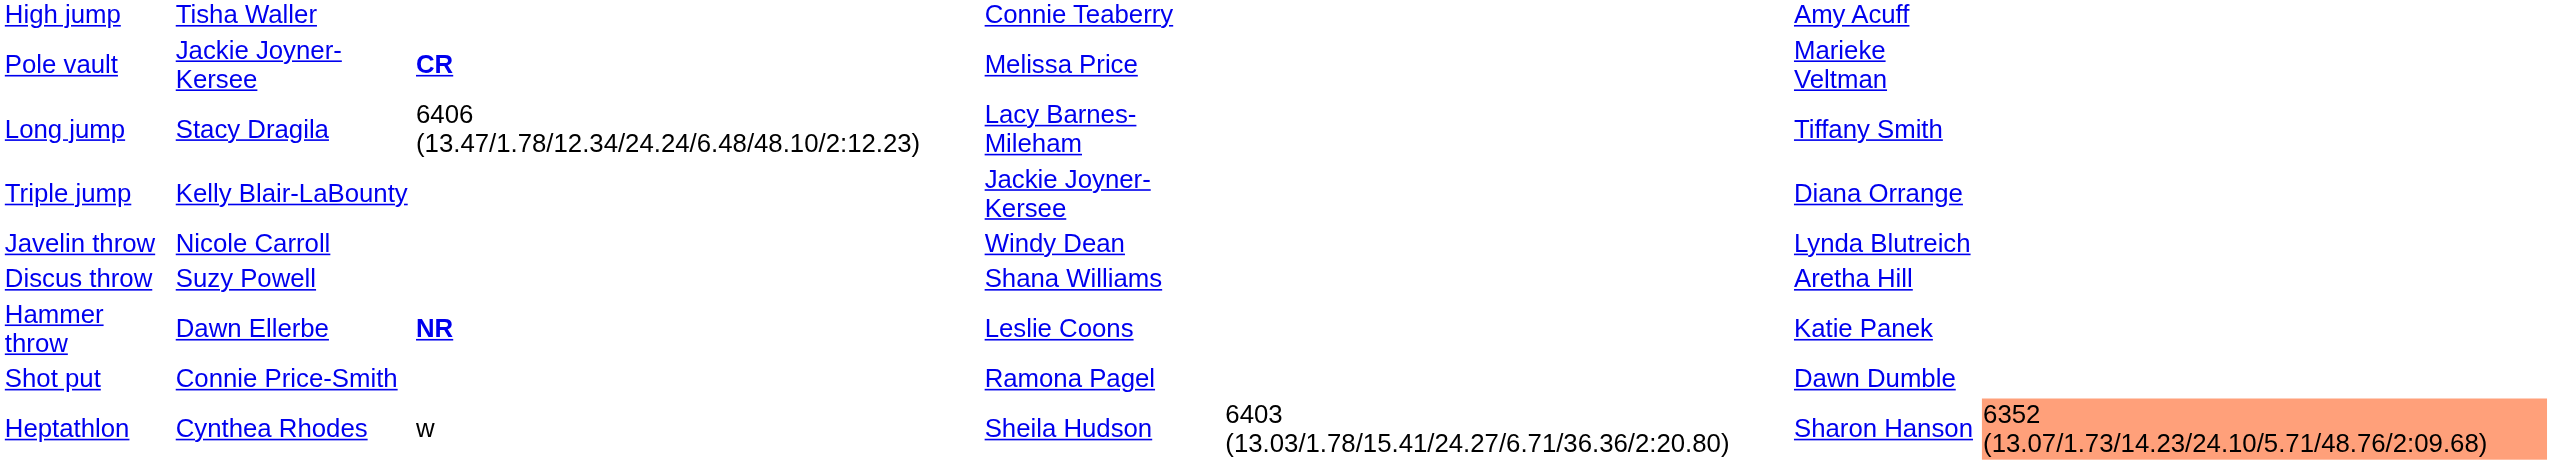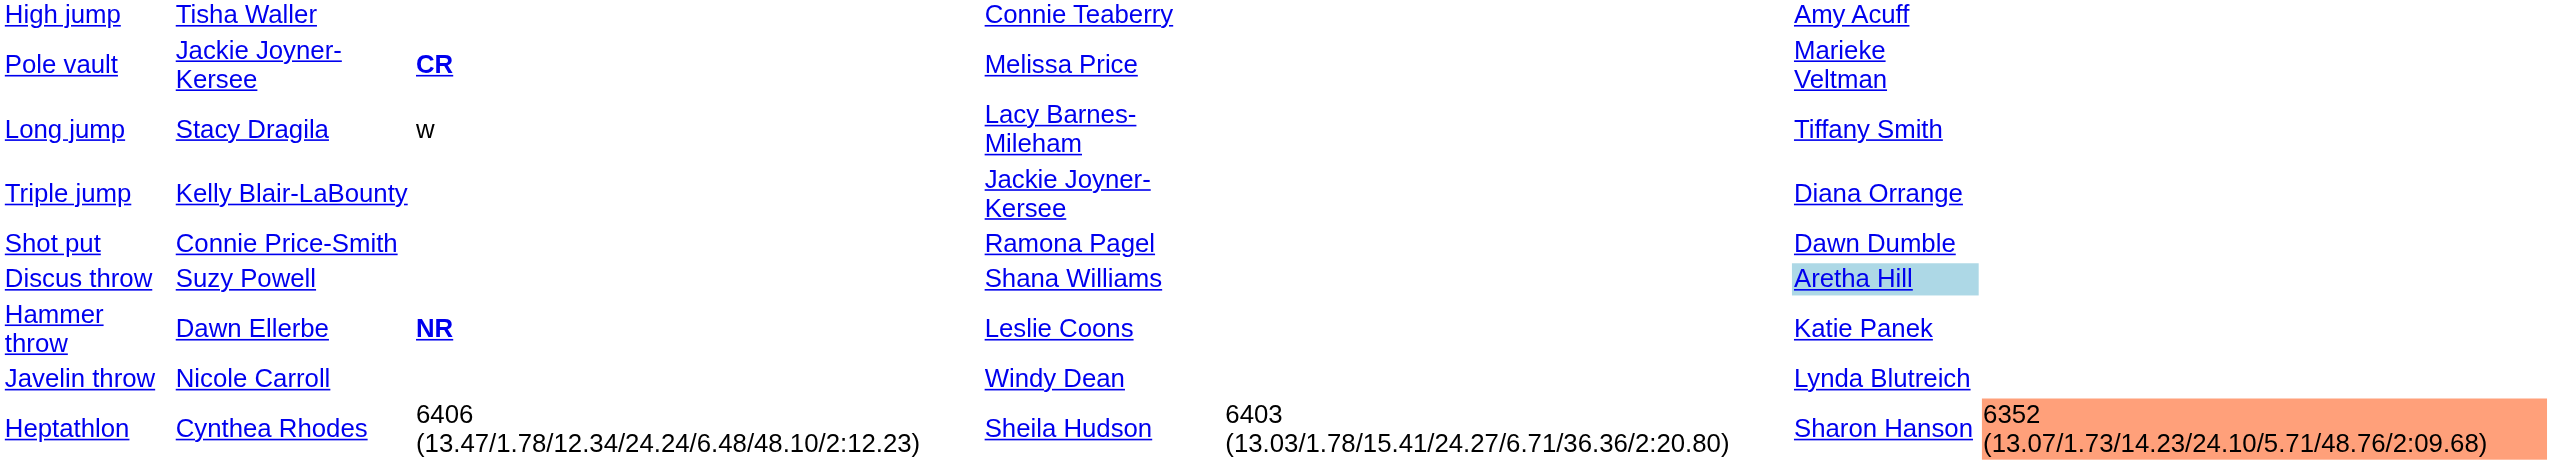(668, 129) 6406 (13.47/1.78/12.34/24.24/6.48/48.10/2:12.23) -> (425, 129) w
rows swapped: (53, 378) <-> (80, 243)
(1853, 279) no background -> (1853, 279) lightblue background
(425, 428) w -> (668, 428) 6406 (13.47/1.78/12.34/24.24/6.48/48.10/2:12.23)
